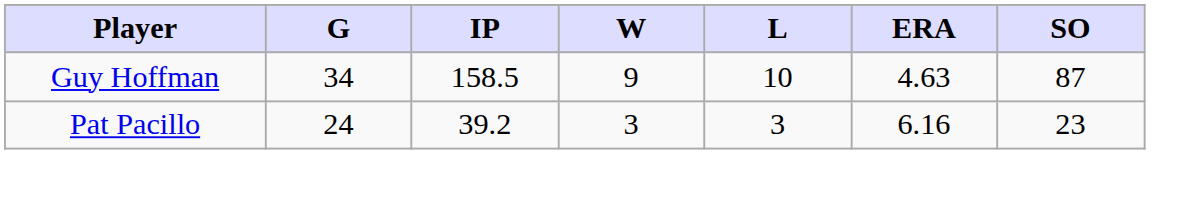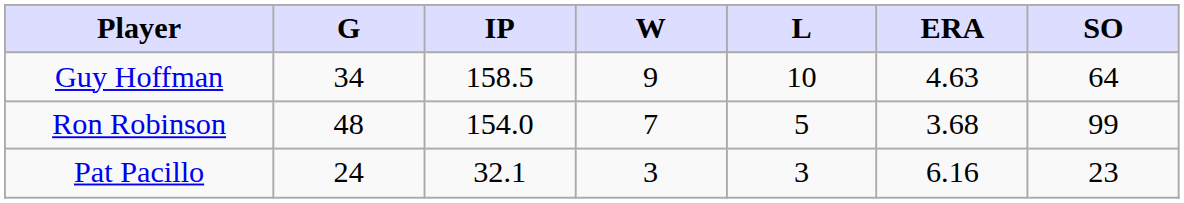(1070, 76) 87 -> (1103, 76) 64
+ row: (139, 124)
(485, 124) 39.2 -> (500, 172) 32.1
